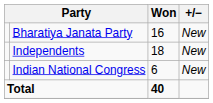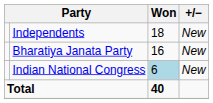rows swapped: (48, 51) <-> (72, 32)
(154, 70) no background -> (154, 70) lightblue background
